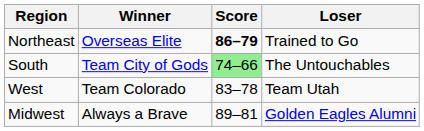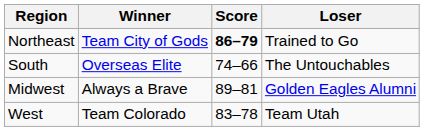(132, 41) Overseas Elite -> (145, 41) Team City of Gods
(145, 65) Team City of Gods -> (132, 65) Overseas Elite
(236, 65) lightgreen background -> (236, 65) no background
rows swapped: (36, 114) <-> (25, 89)
